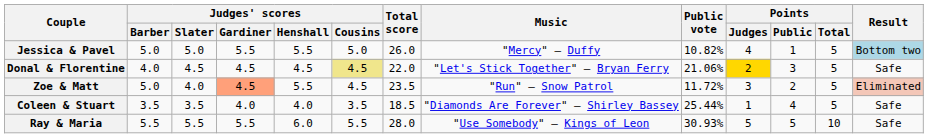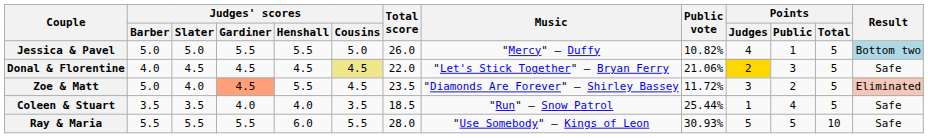(551, 86) "Run" — Snow Patrol -> (551, 86) "Diamonds Are Forever" — Shirley Bassey
(551, 105) "Diamonds Are Forever" — Shirley Bassey -> (551, 105) "Run" — Snow Patrol
